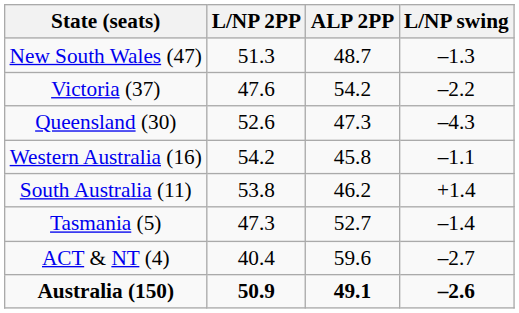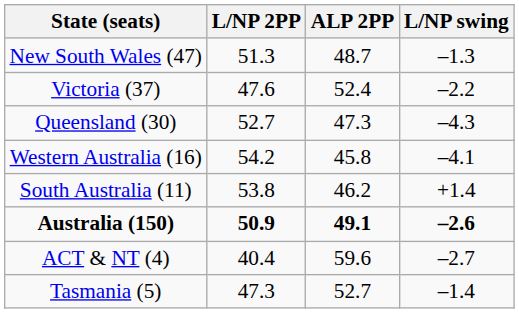(352, 88) 54.2 -> (352, 88) 52.4
(256, 122) 52.6 -> (256, 122) 52.7
(456, 156) –1.1 -> (456, 156) –4.1
rows swapped: (106, 223) <-> (106, 291)
